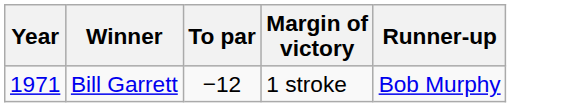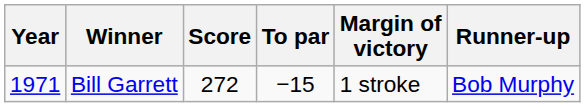+ column: (220, 36)
(222, 84) −12 -> (295, 84) −15
